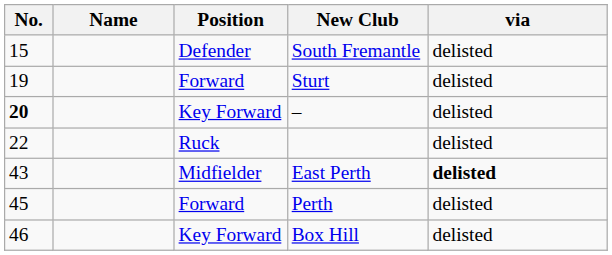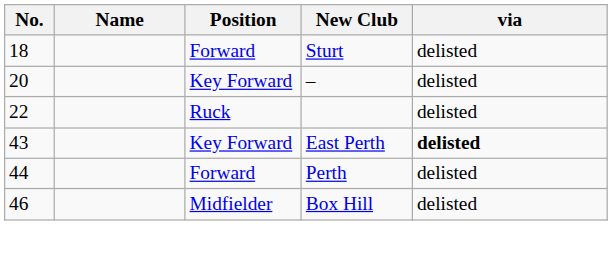- row: (356, 50)
(19, 81) 19 -> (19, 50) 18
(19, 111) bold -> (19, 81) normal
(220, 173) Midfielder -> (241, 142) Key Forward
(19, 204) 45 -> (19, 173) 44
(230, 234) Key Forward -> (231, 204) Midfielder
